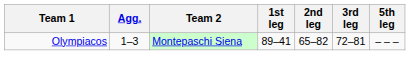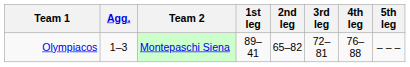+ column: (355, 18)
